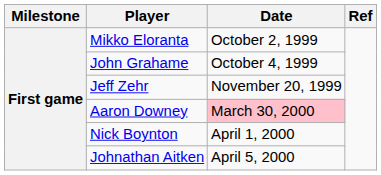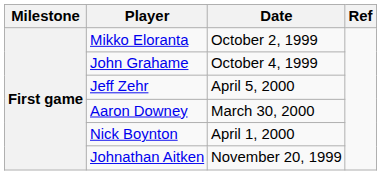(276, 87) November 20, 1999 -> (253, 87) April 5, 2000
(263, 110) pink background -> (263, 110) no background
(253, 157) April 5, 2000 -> (276, 157) November 20, 1999
